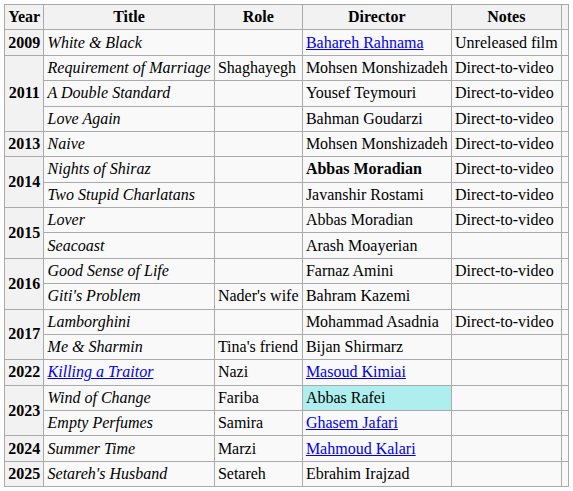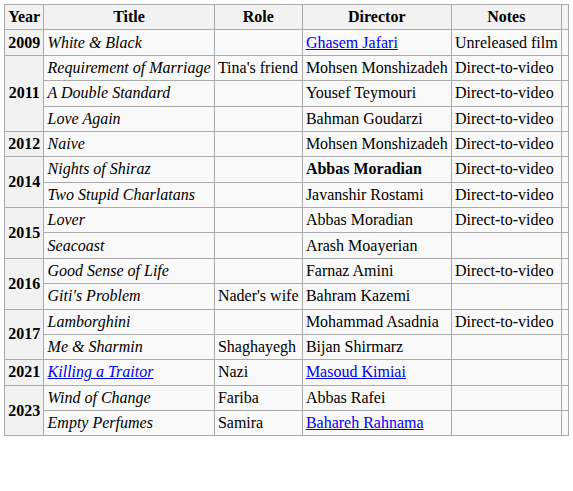(365, 42) Bahareh Rahnama -> (352, 42) Ghasem Jafari
(257, 67) Shaghayegh -> (258, 67) Tina's friend
(24, 144) 2013 -> (24, 144) 2012
(258, 347) Tina's friend -> (257, 347) Shaghayegh
(24, 372) 2022 -> (24, 372) 2021
(346, 397) paleturquoise background -> (346, 397) no background
(352, 423) Ghasem Jafari -> (365, 423) Bahareh Rahnama
- row: (91, 448)
- row: (107, 473)
